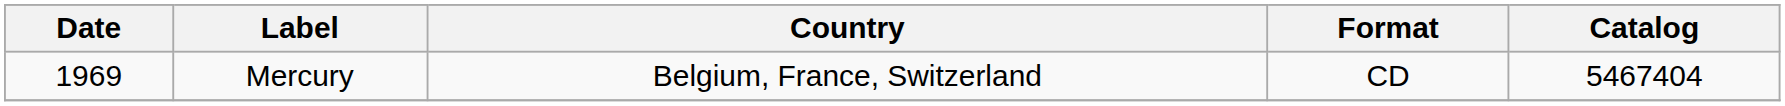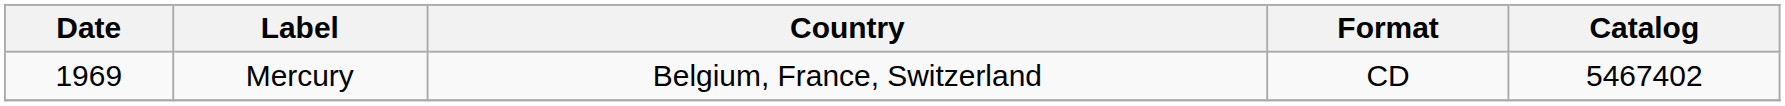(1644, 75) 5467404 -> (1644, 75) 5467402
